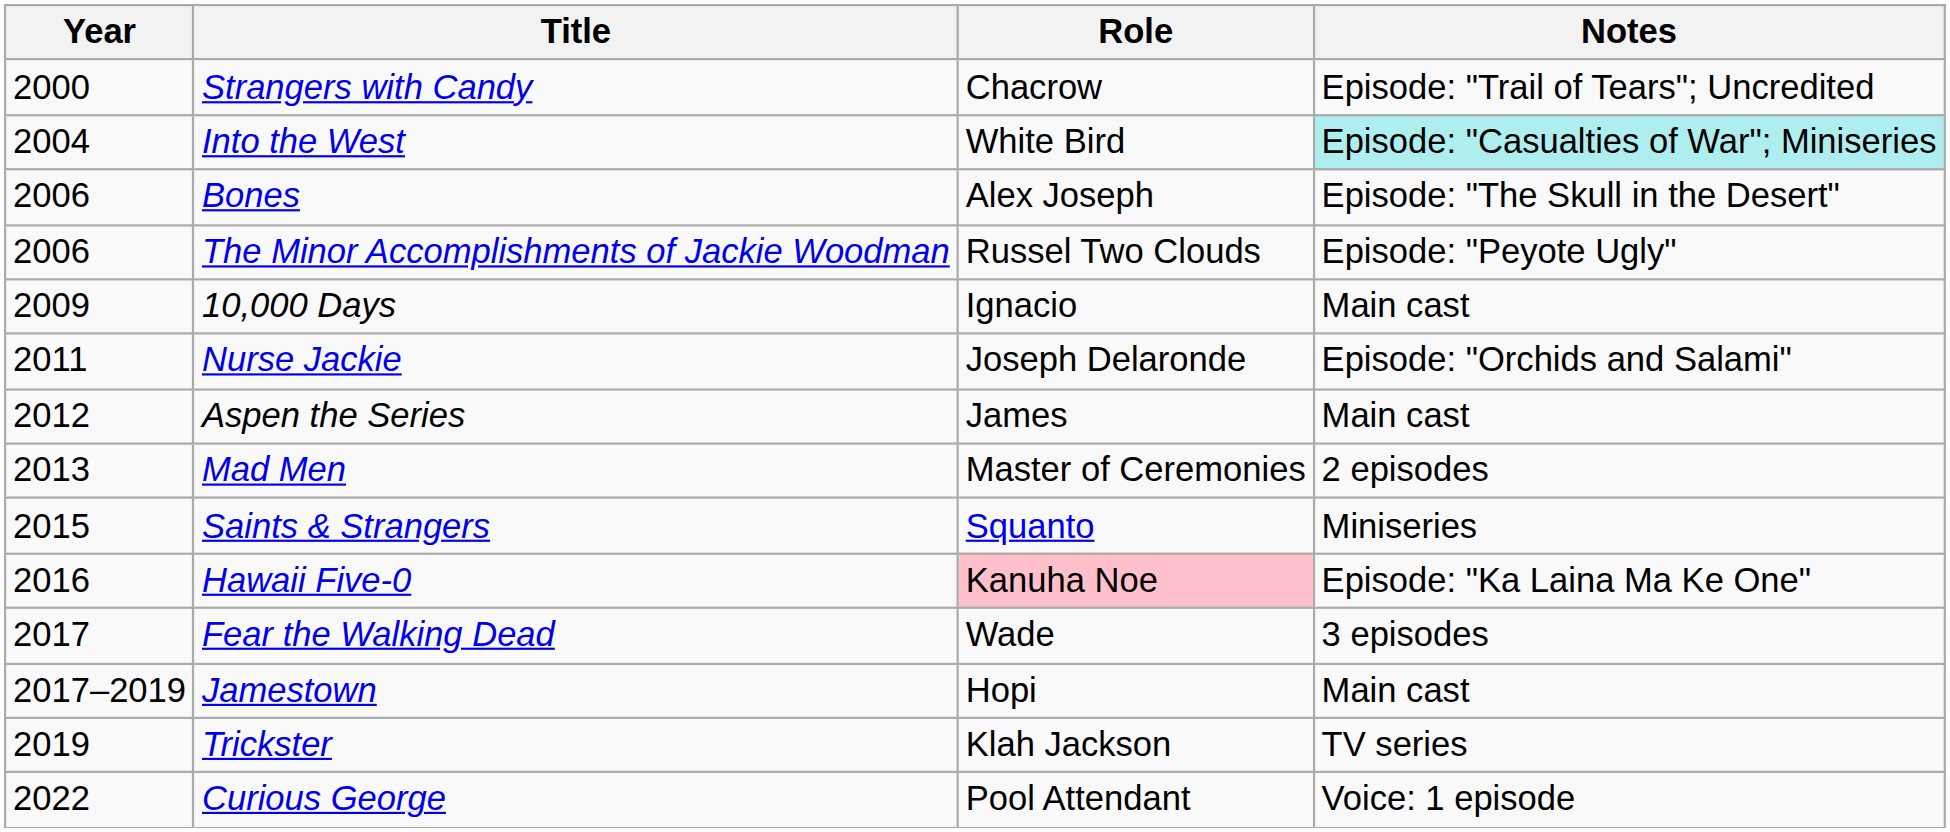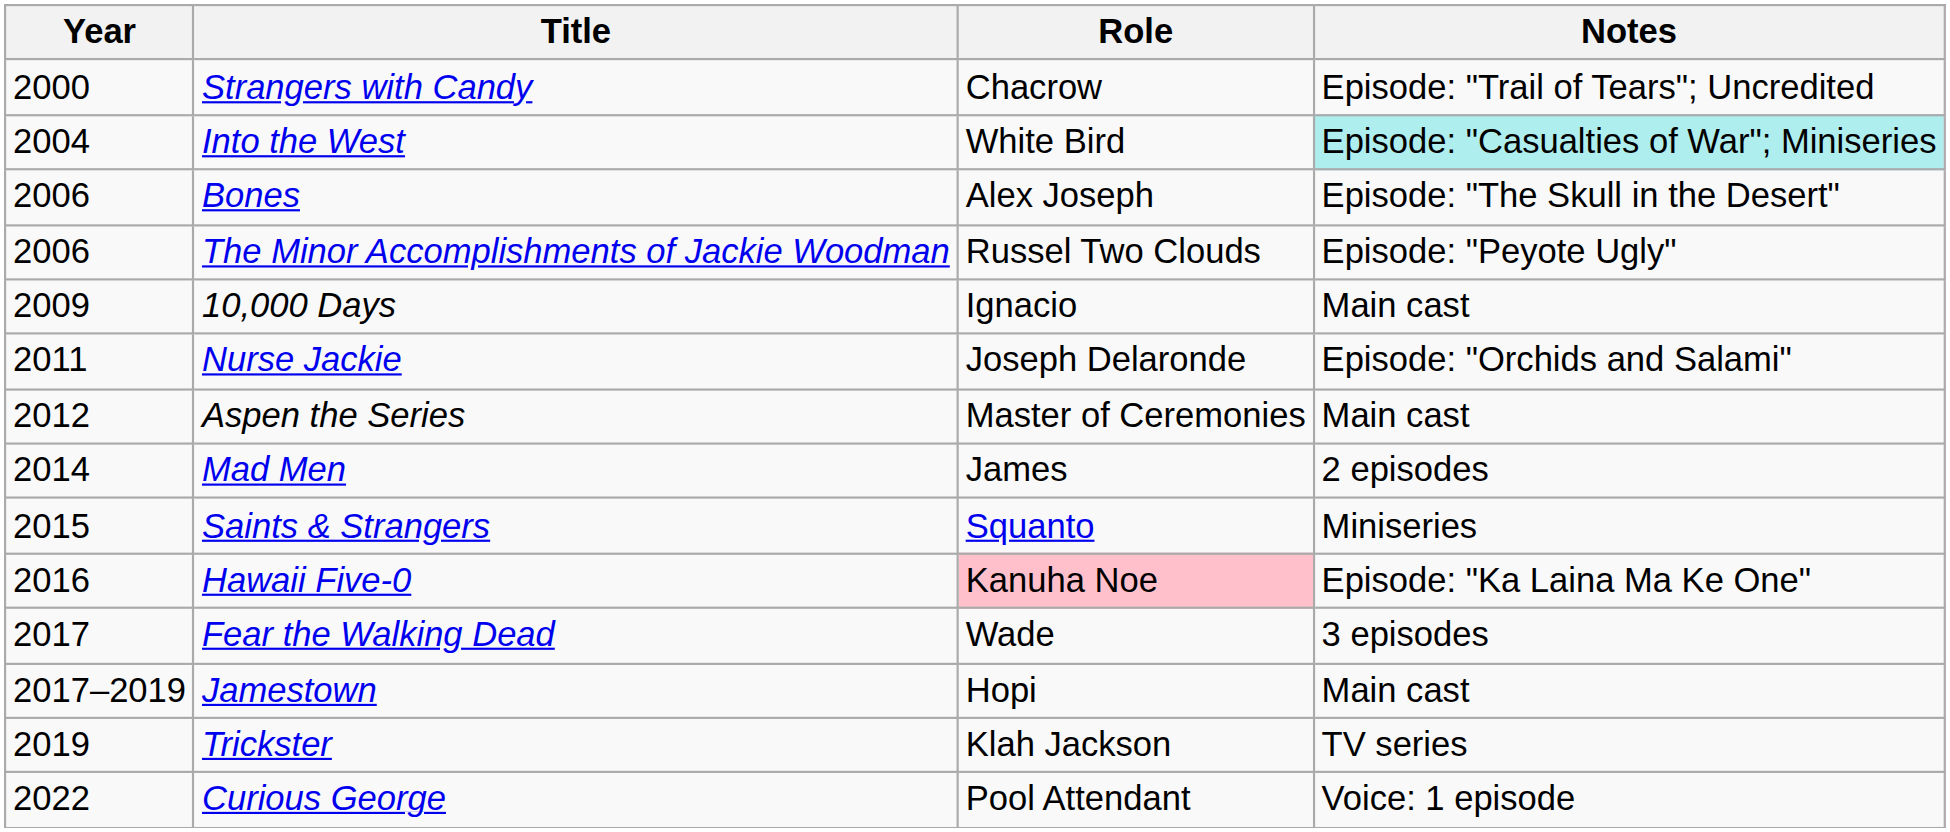(1017, 415) James -> (1136, 415) Master of Ceremonies
(51, 470) 2013 -> (51, 470) 2014
(1136, 470) Master of Ceremonies -> (1017, 470) James
